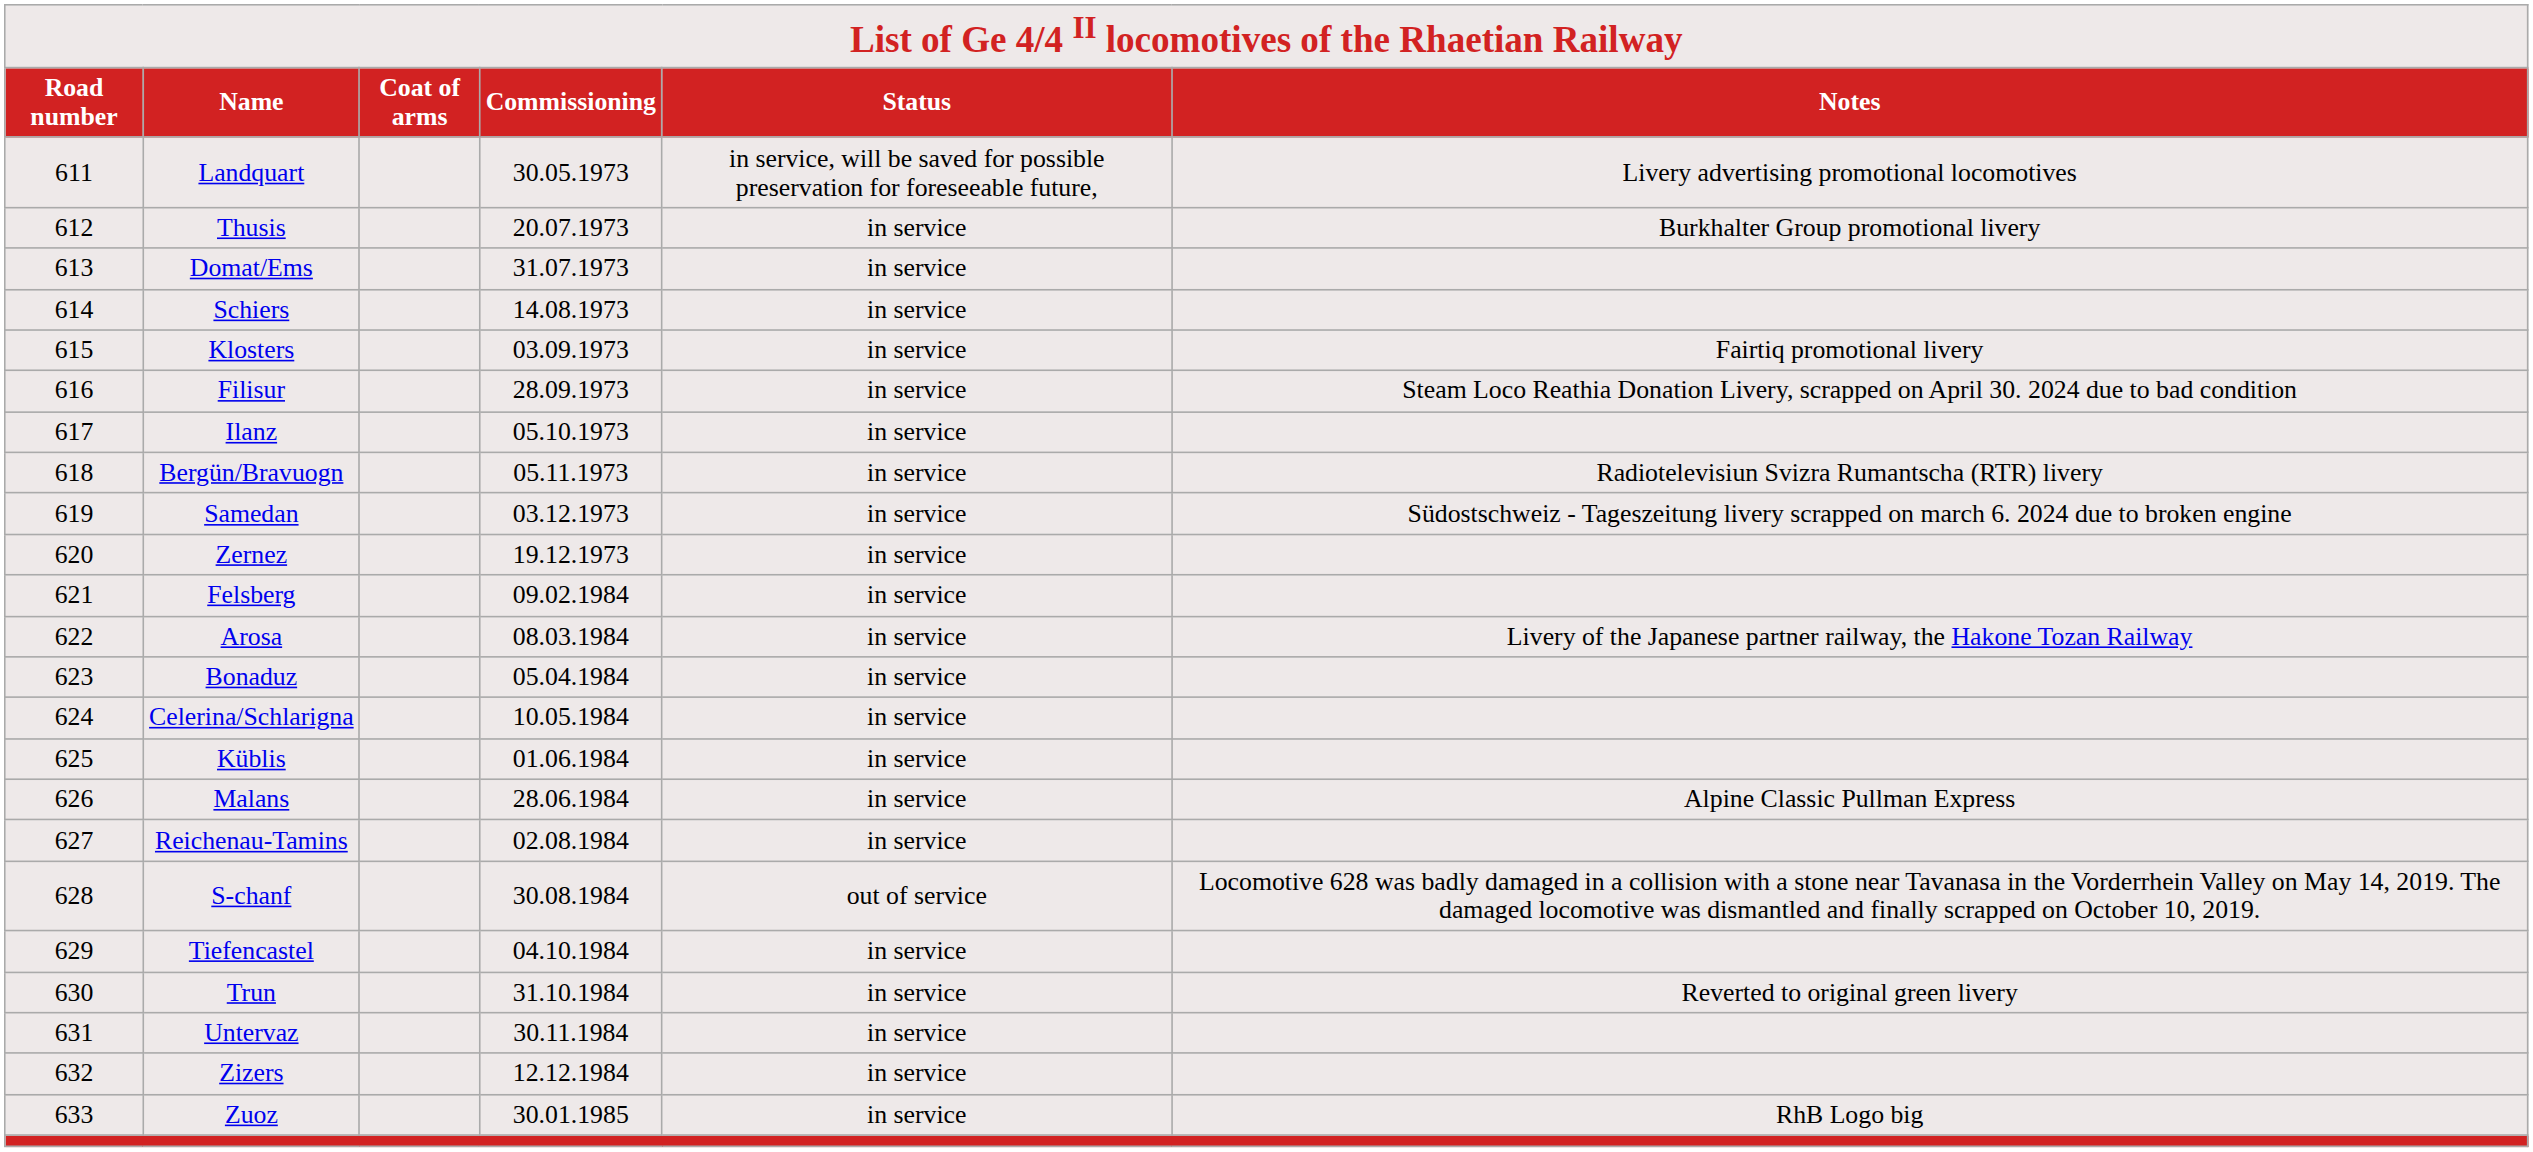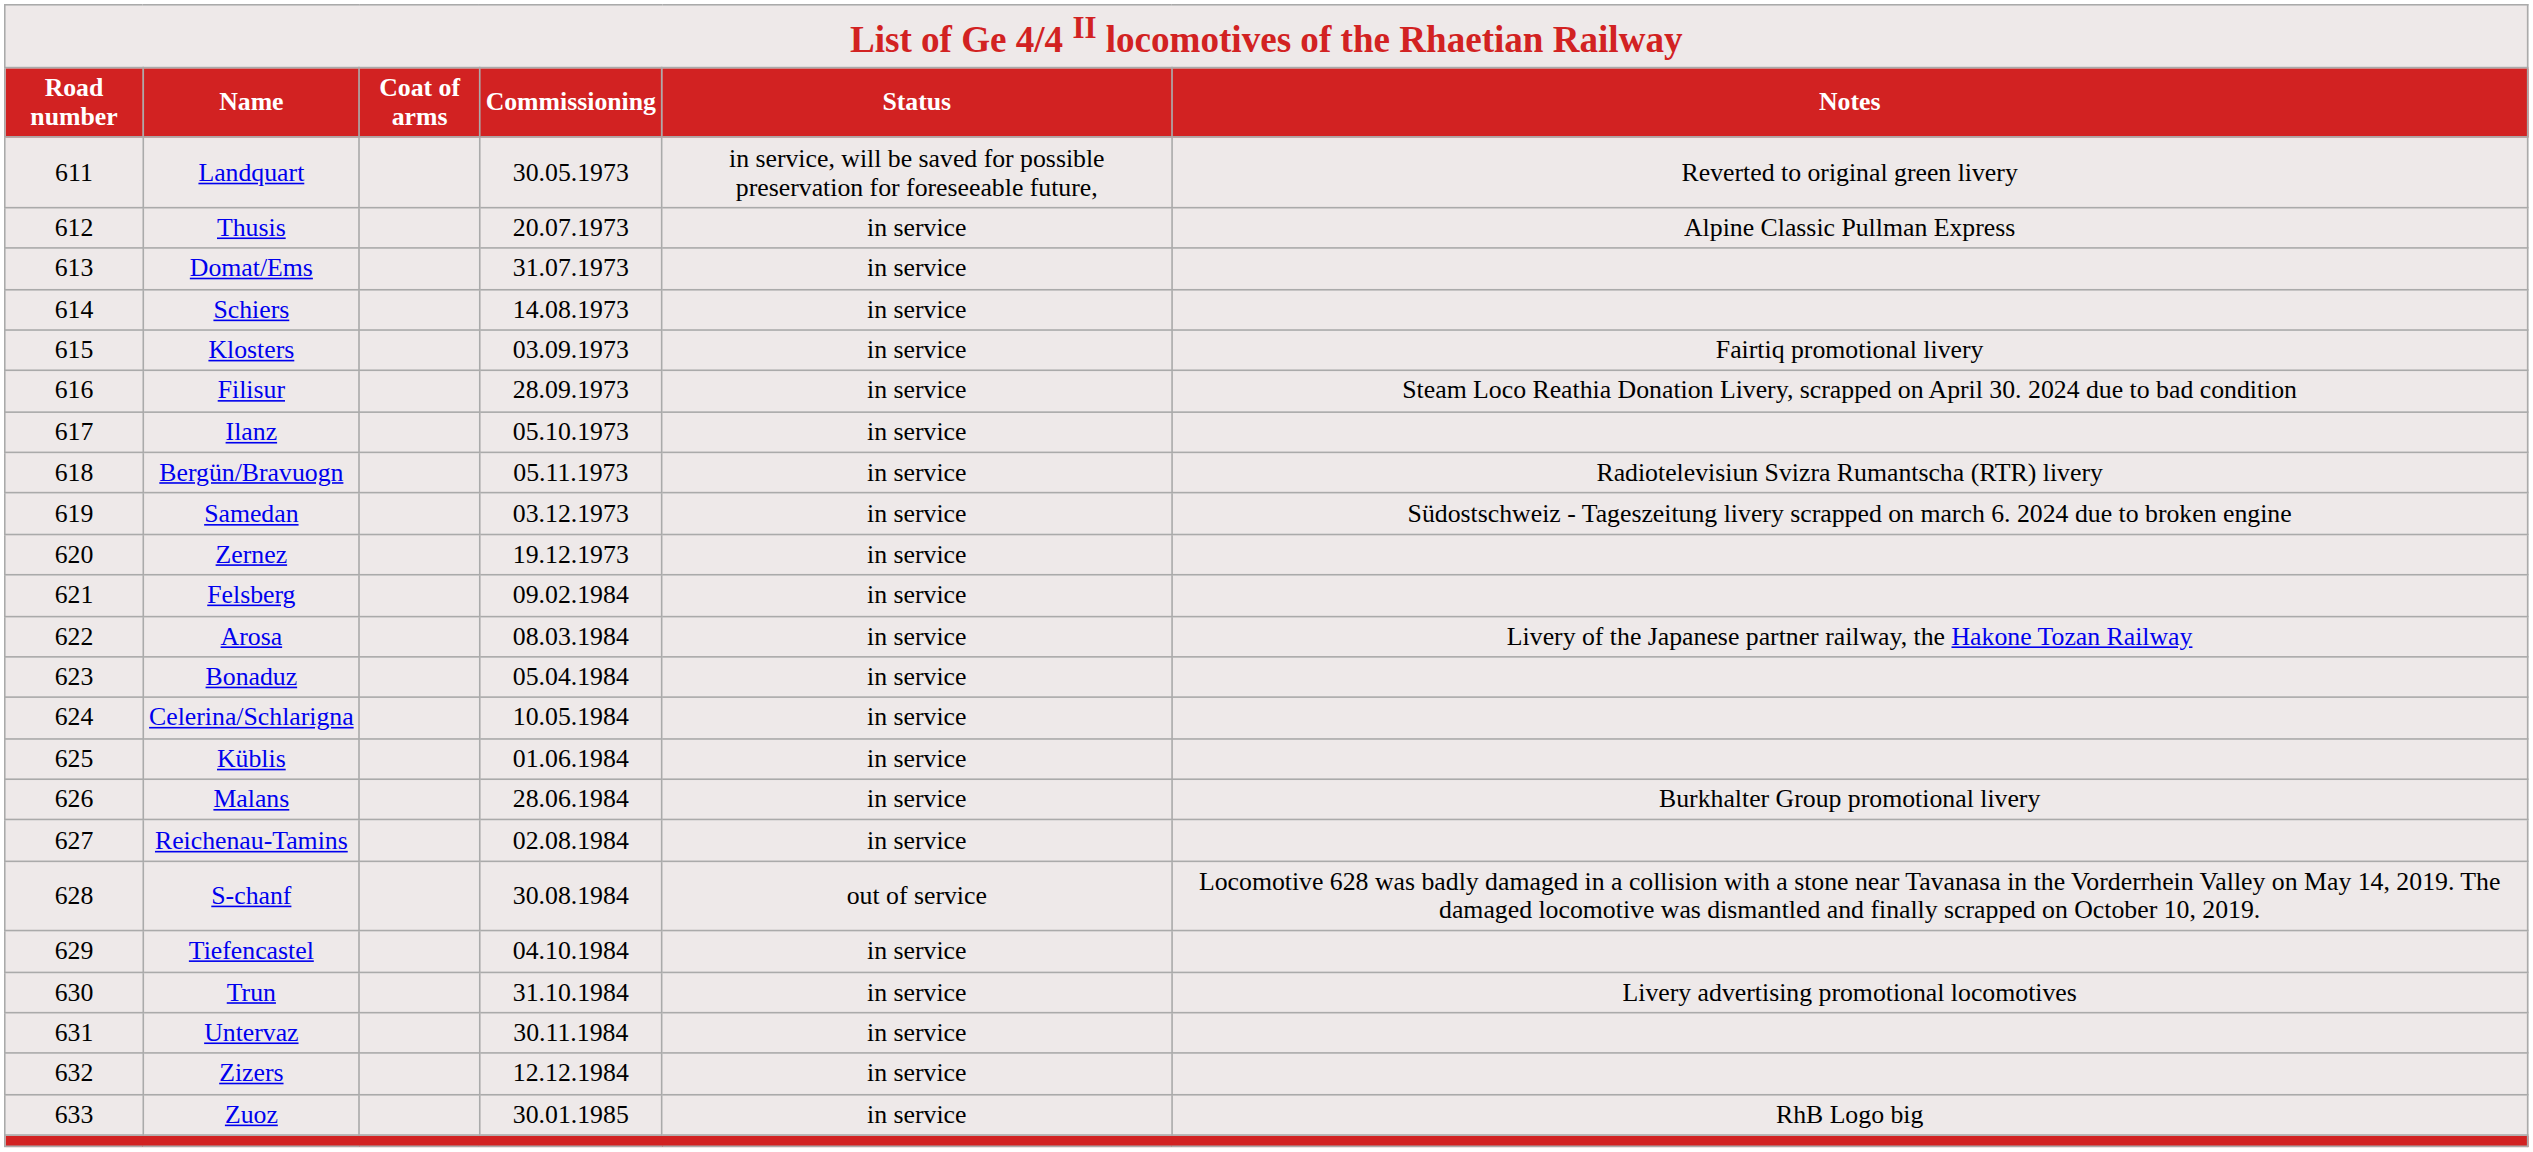(1850, 172) Livery advertising promotional locomotives -> (1850, 172) Reverted to original green livery
(1850, 227) Burkhalter Group promotional livery -> (1850, 227) Alpine Classic Pullman Express
(1850, 799) Alpine Classic Pullman Express -> (1850, 799) Burkhalter Group promotional livery
(1850, 991) Reverted to original green livery -> (1850, 991) Livery advertising promotional locomotives
